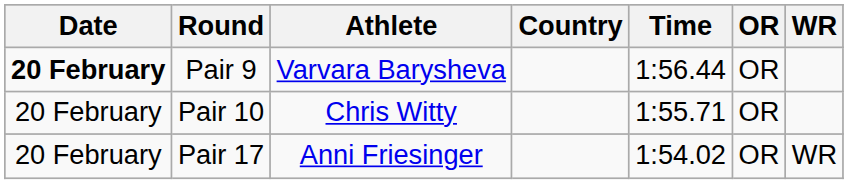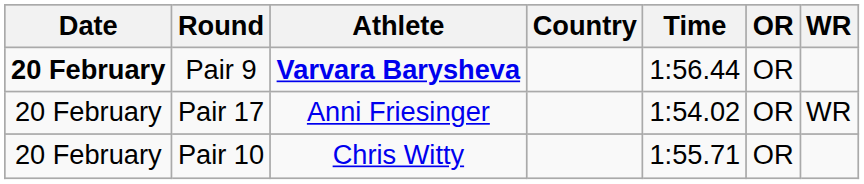(391, 69) normal -> (398, 69) bold
rows swapped: (221, 112) <-> (221, 155)
